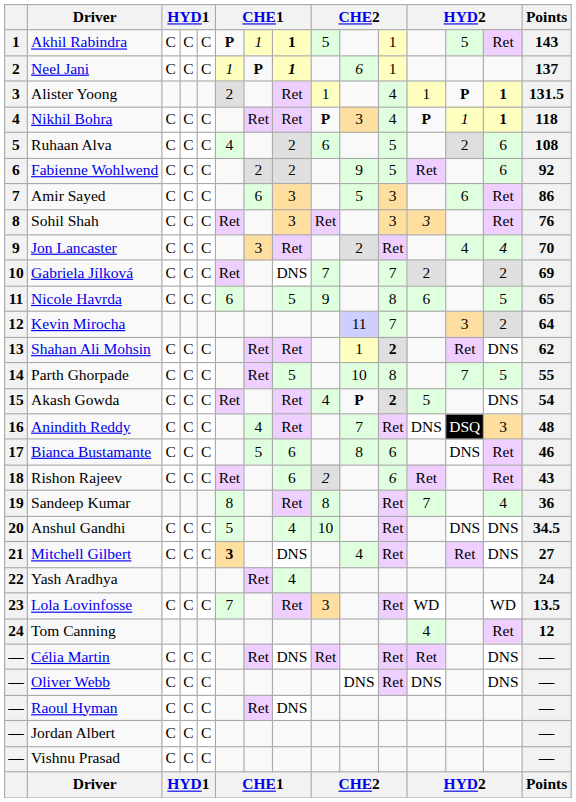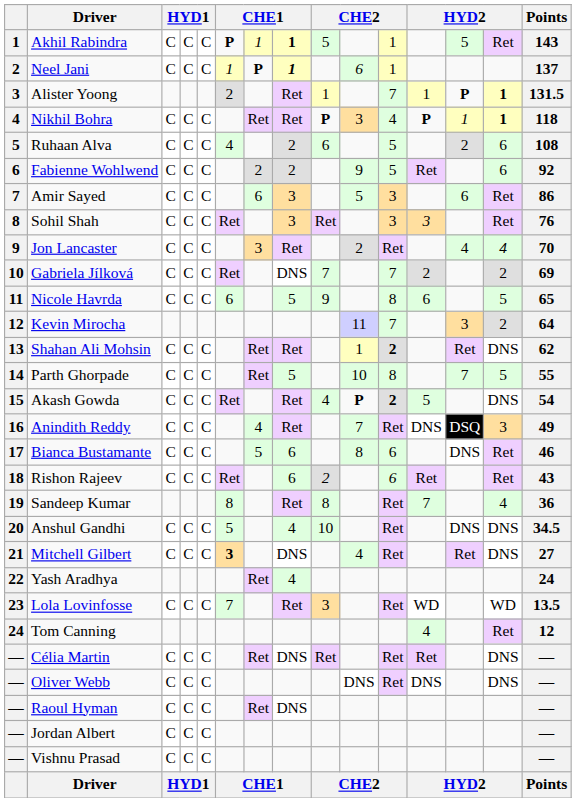(393, 93) 4 -> (393, 93) 7
(547, 426) 48 -> (547, 426) 49
